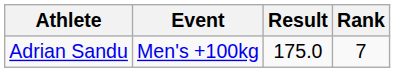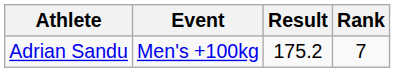(298, 51) 175.0 -> (298, 51) 175.2
